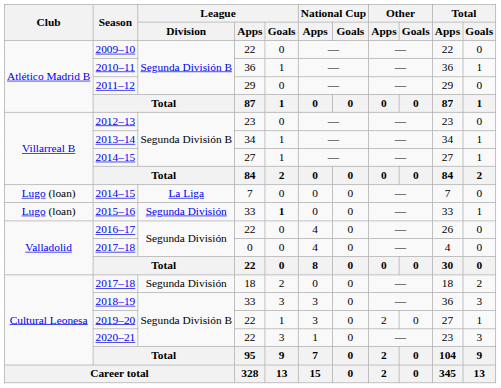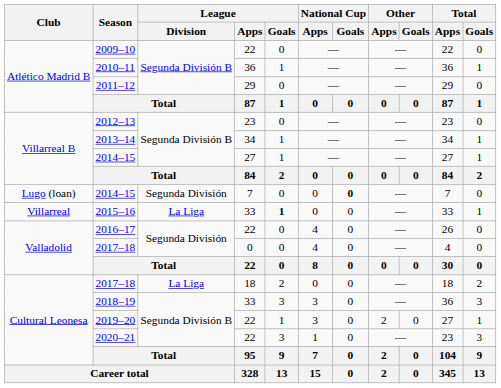(186, 193) La Liga -> (186, 193) Segunda División
(350, 193) normal -> (350, 193) bold
(49, 211) Lugo (loan) -> (49, 211) Villarreal
(186, 211) Segunda División -> (186, 211) La Liga
(186, 283) Segunda División -> (186, 283) La Liga
